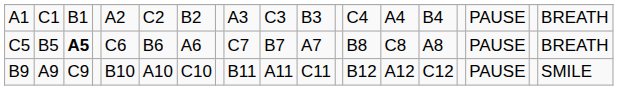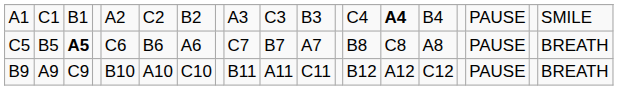(395, 17) normal -> (395, 17) bold
(575, 17) BREATH -> (567, 17) SMILE
(567, 71) SMILE -> (575, 71) BREATH
